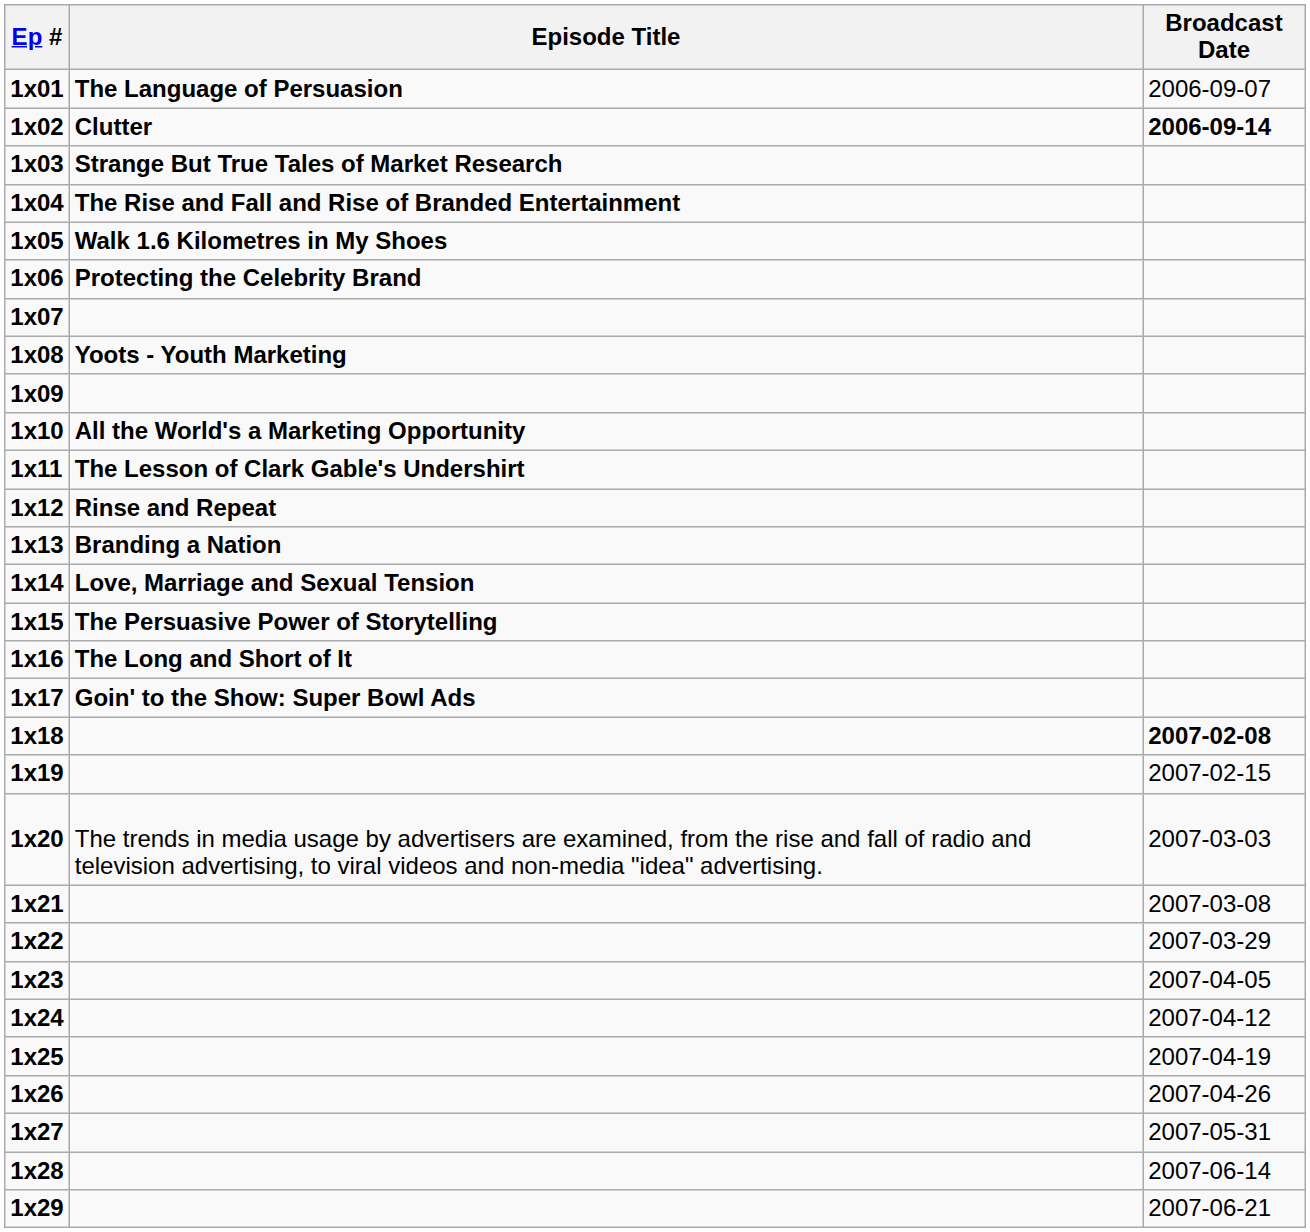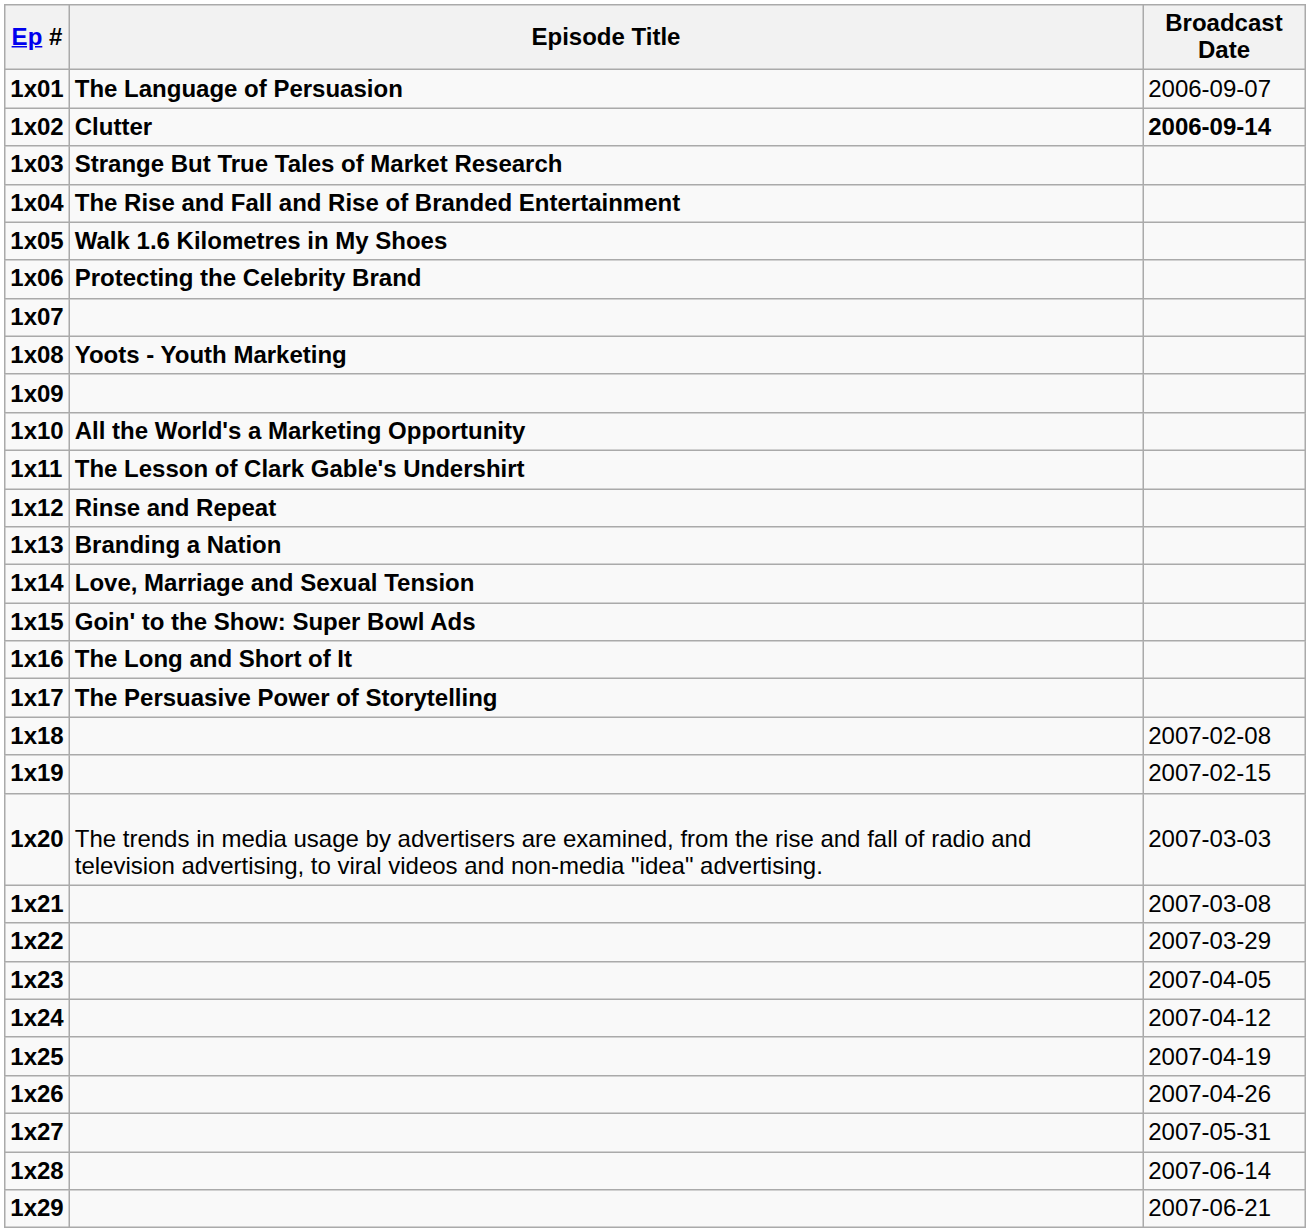(286, 621) The Persuasive Power of Storytelling -> (275, 621) Goin' to the Show: Super Bowl Ads
(275, 697) Goin' to the Show: Super Bowl Ads -> (286, 697) The Persuasive Power of Storytelling
(1210, 735) bold -> (1210, 735) normal
